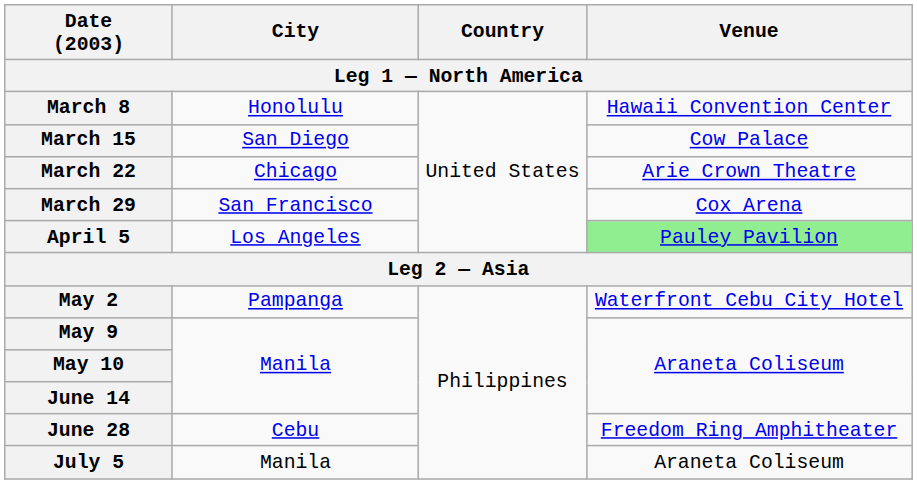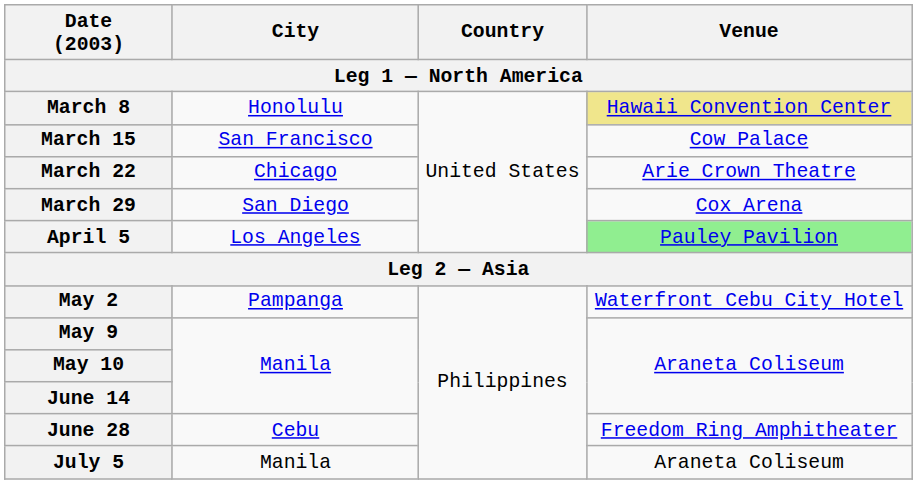(749, 108) no background -> (749, 108) khaki background
(296, 140) San Diego -> (295, 140) San Francisco
(295, 205) San Francisco -> (296, 205) San Diego
